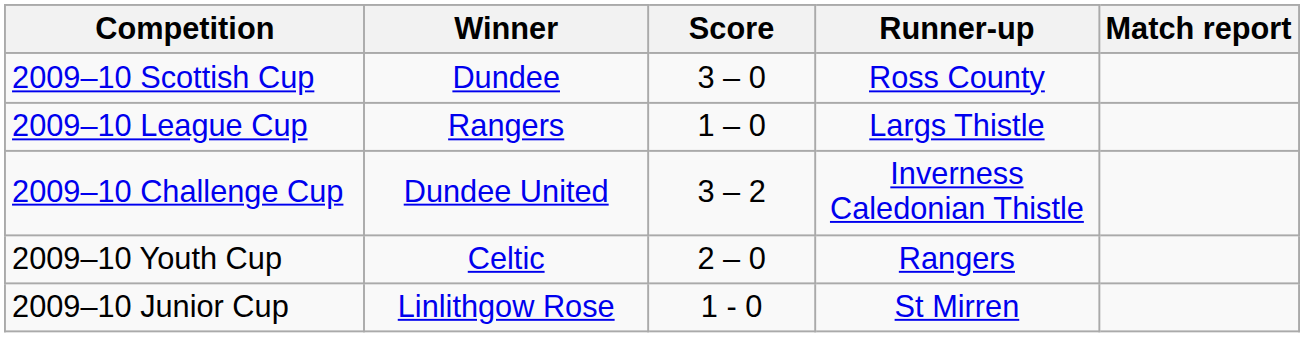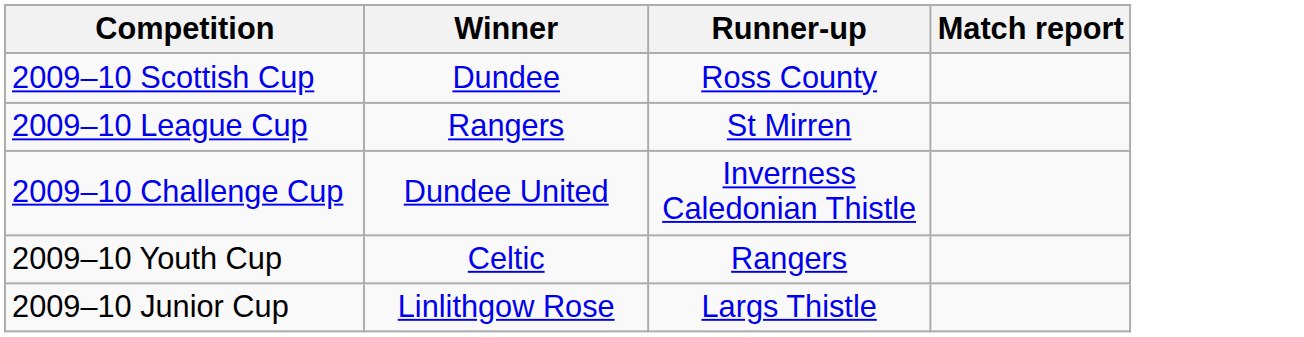- column: (732, 28)
(957, 126) Largs Thistle -> (789, 126) St Mirren
(957, 307) St Mirren -> (789, 307) Largs Thistle
